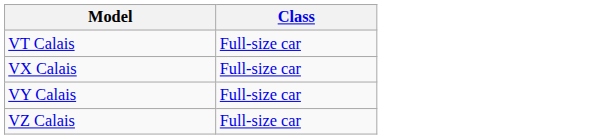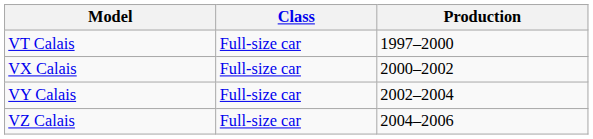+ column: (482, 17)
